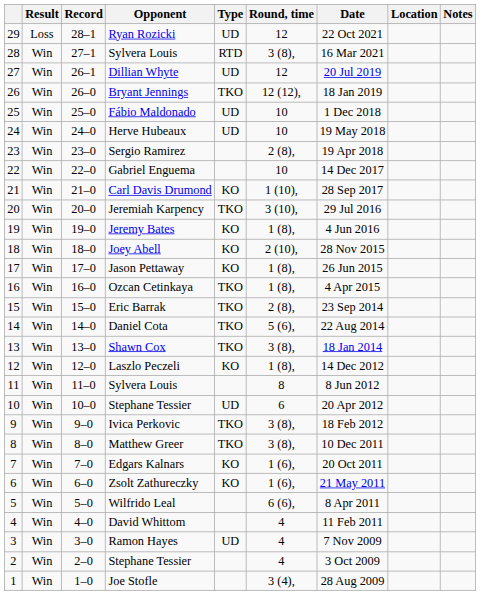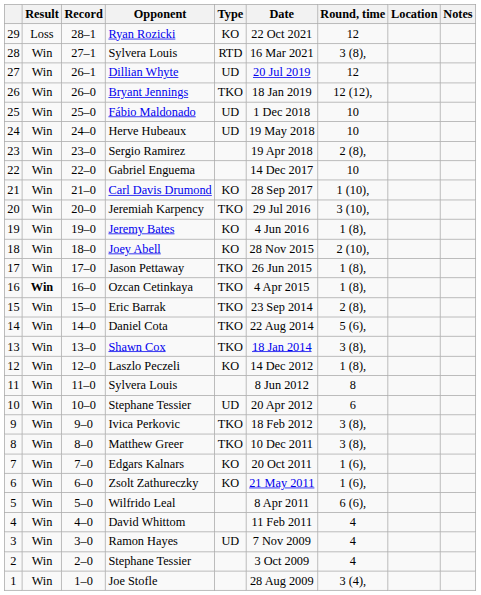columns swapped: (281, 14) <-> (352, 14)
(230, 33) UD -> (230, 33) KO
(230, 268) KO -> (230, 268) TKO
(42, 287) normal -> (42, 287) bold
